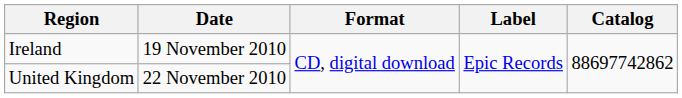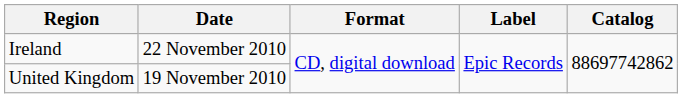(214, 48) 19 November 2010 -> (214, 48) 22 November 2010
(214, 78) 22 November 2010 -> (214, 78) 19 November 2010
